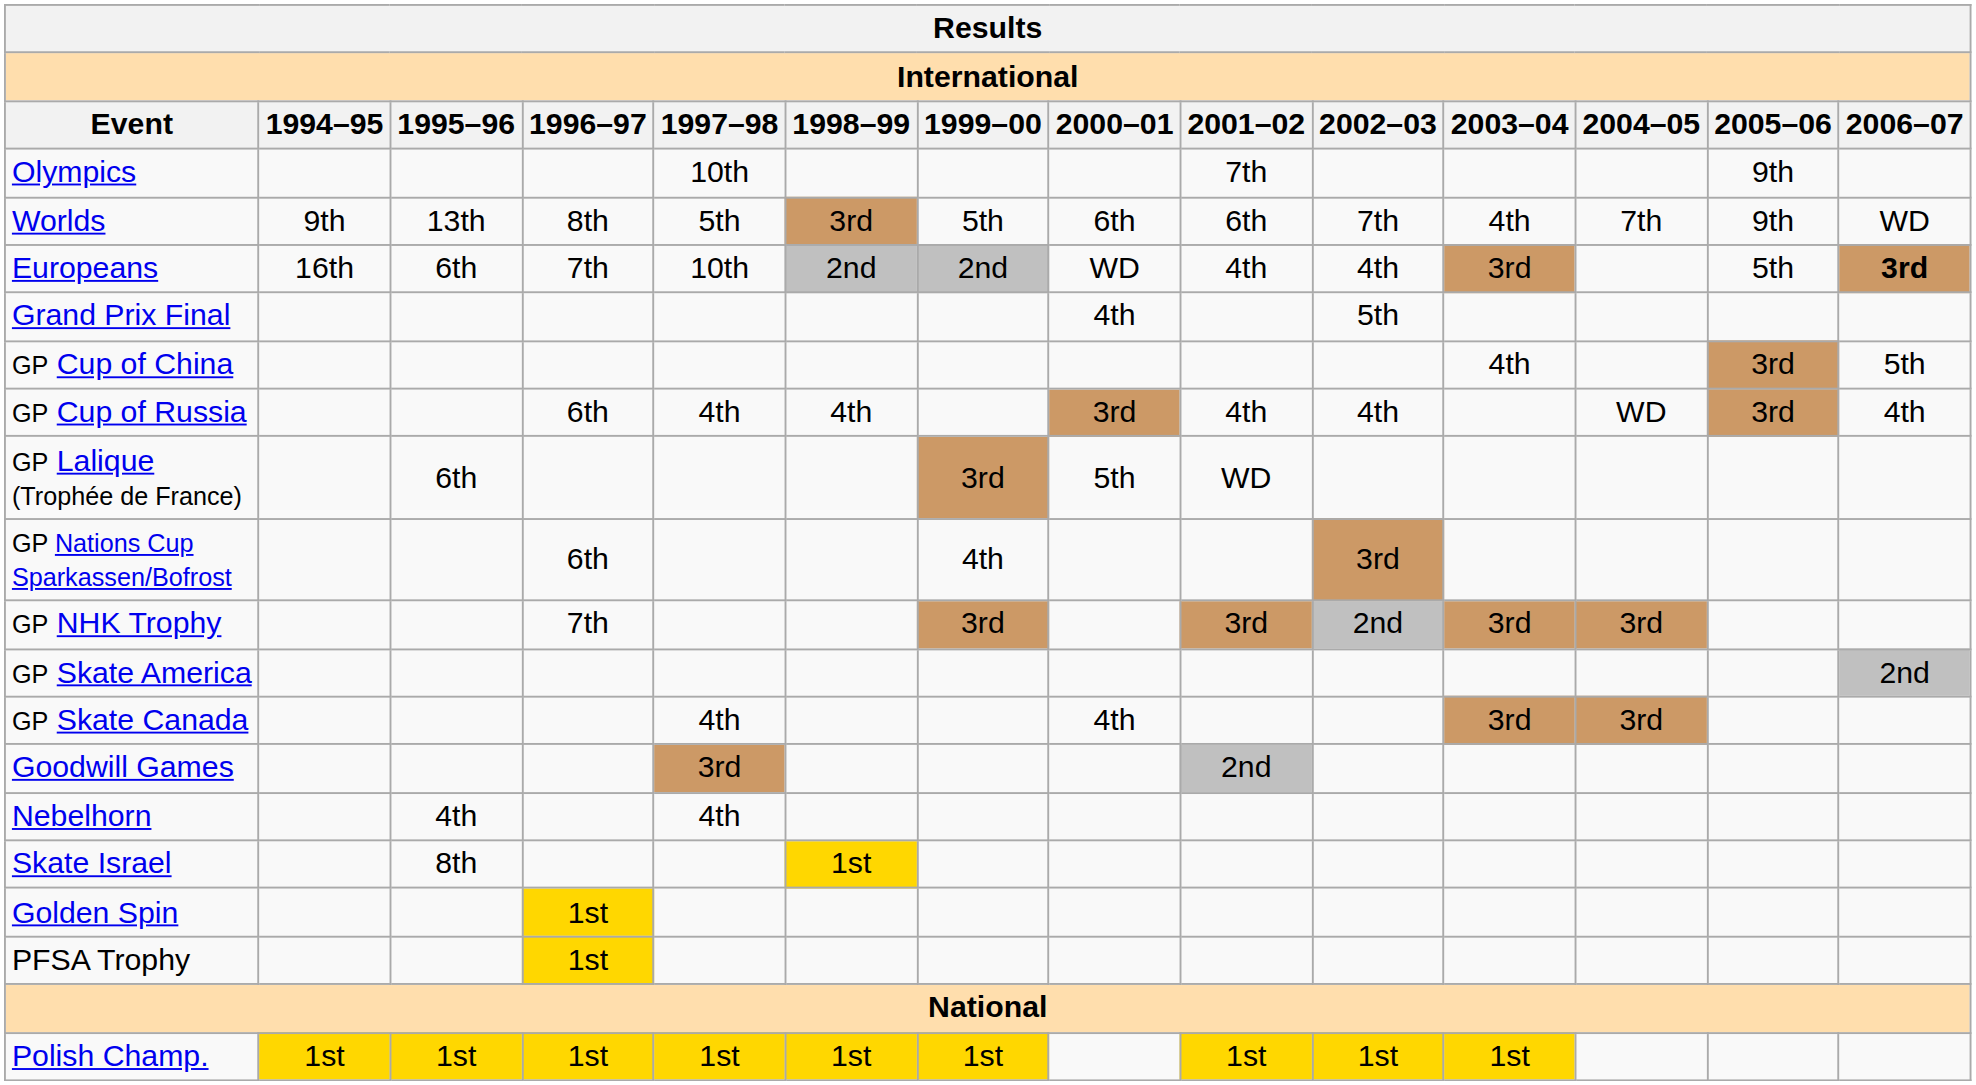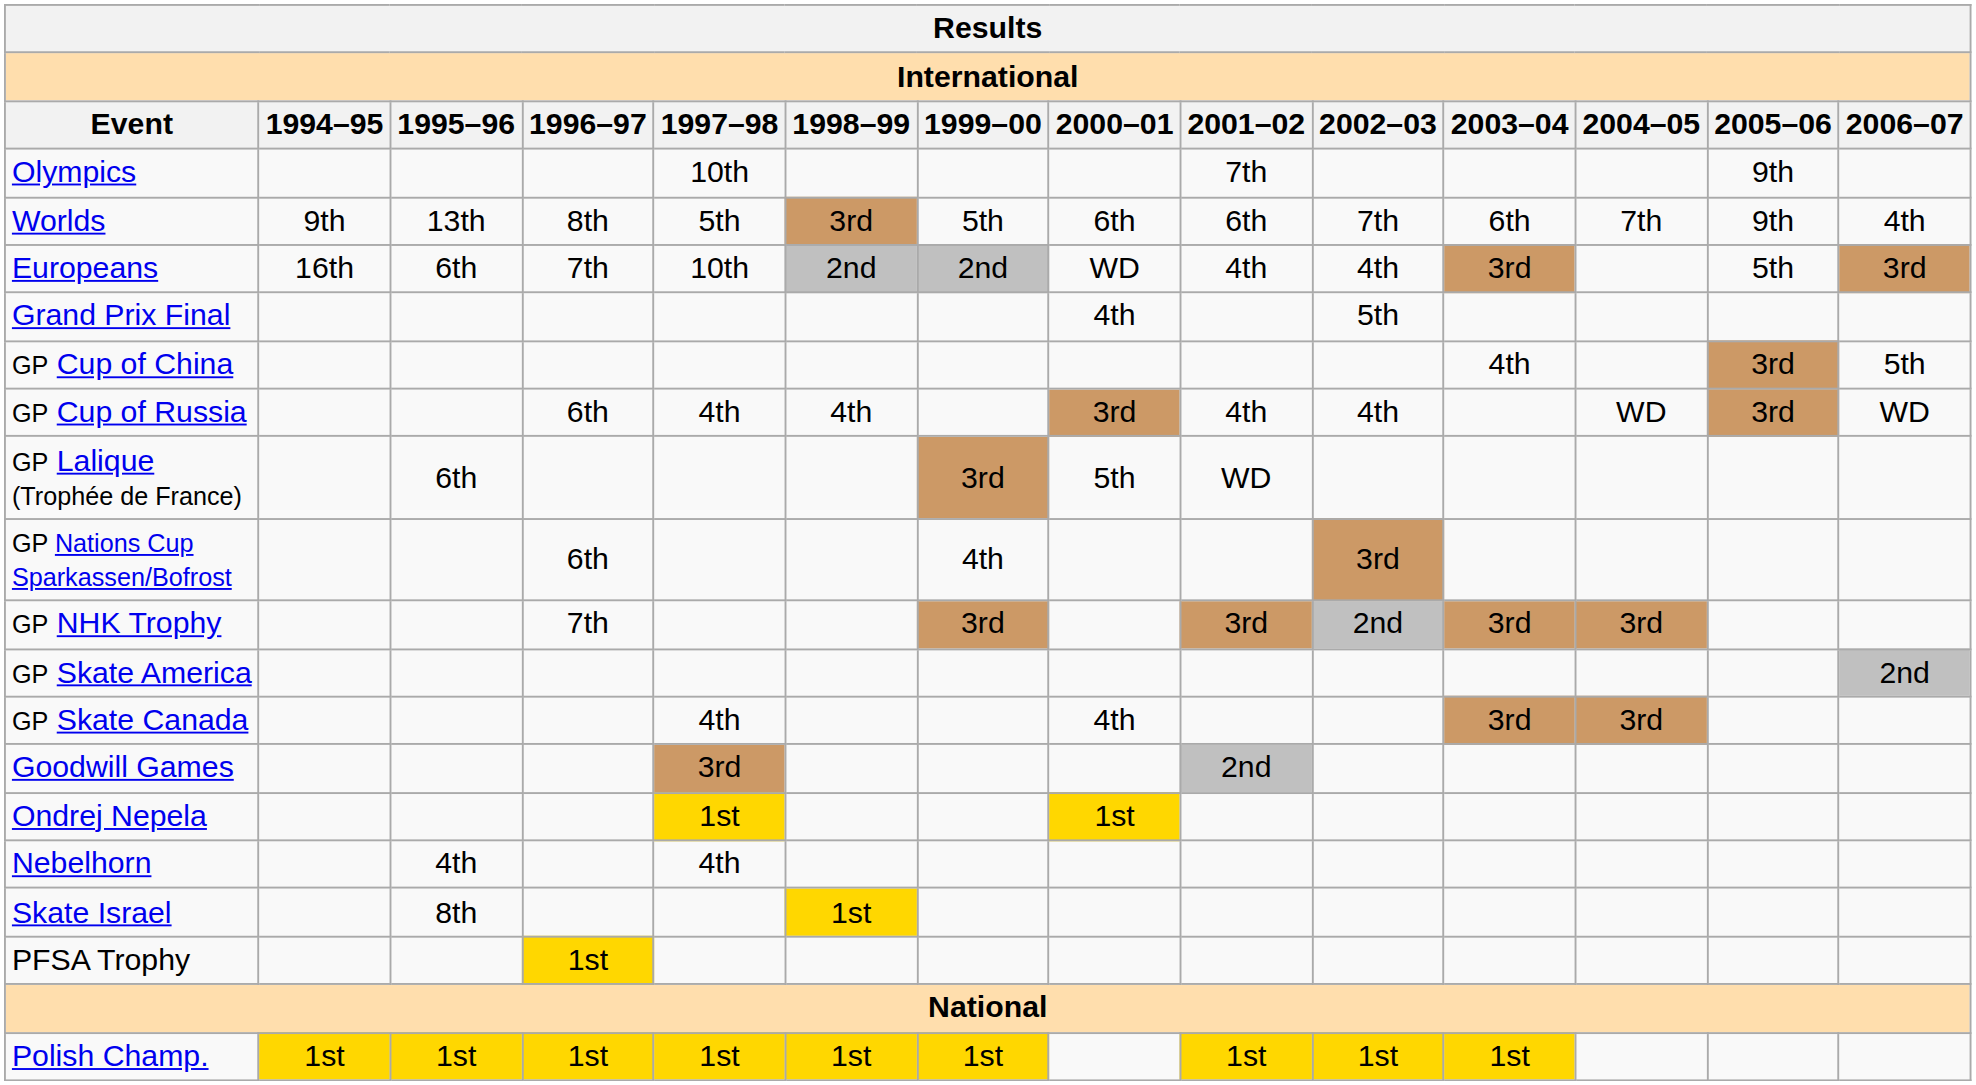(1510, 220) 4th -> (1510, 220) 6th
(1905, 220) WD -> (1905, 220) 4th
(1905, 268) bold -> (1905, 268) normal
(1905, 412) 4th -> (1905, 412) WD
+ row: (109, 815)
- row: (95, 911)
